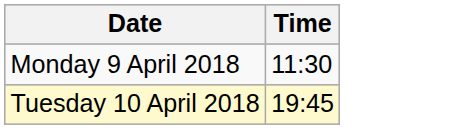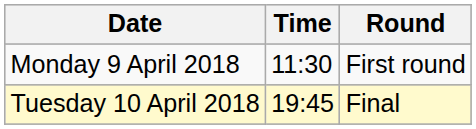+ column: (406, 24)
